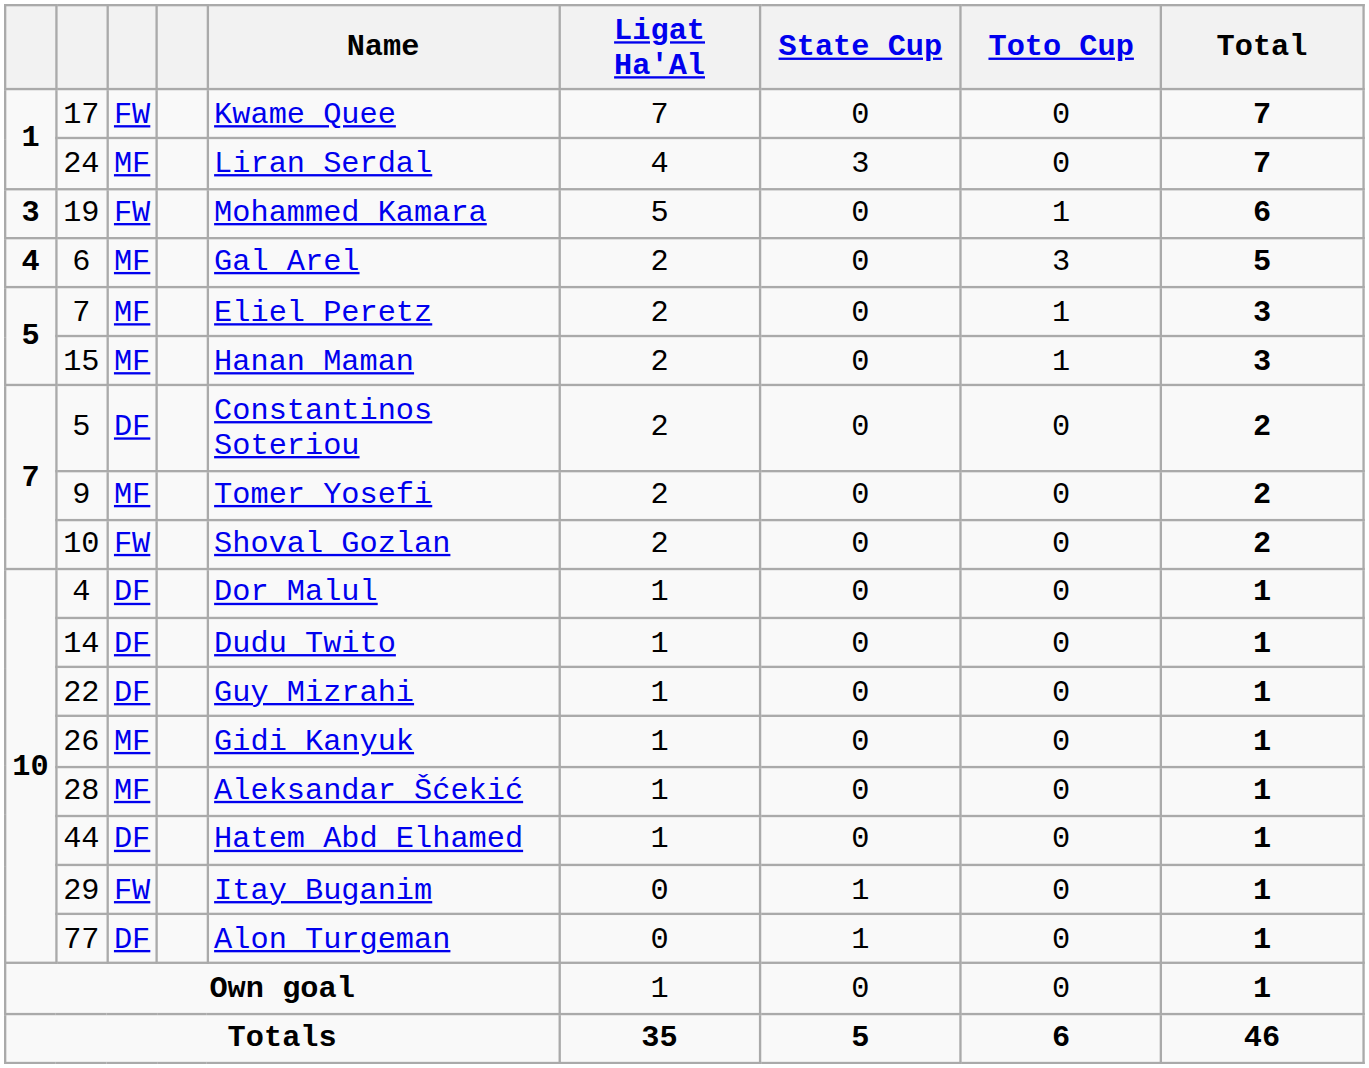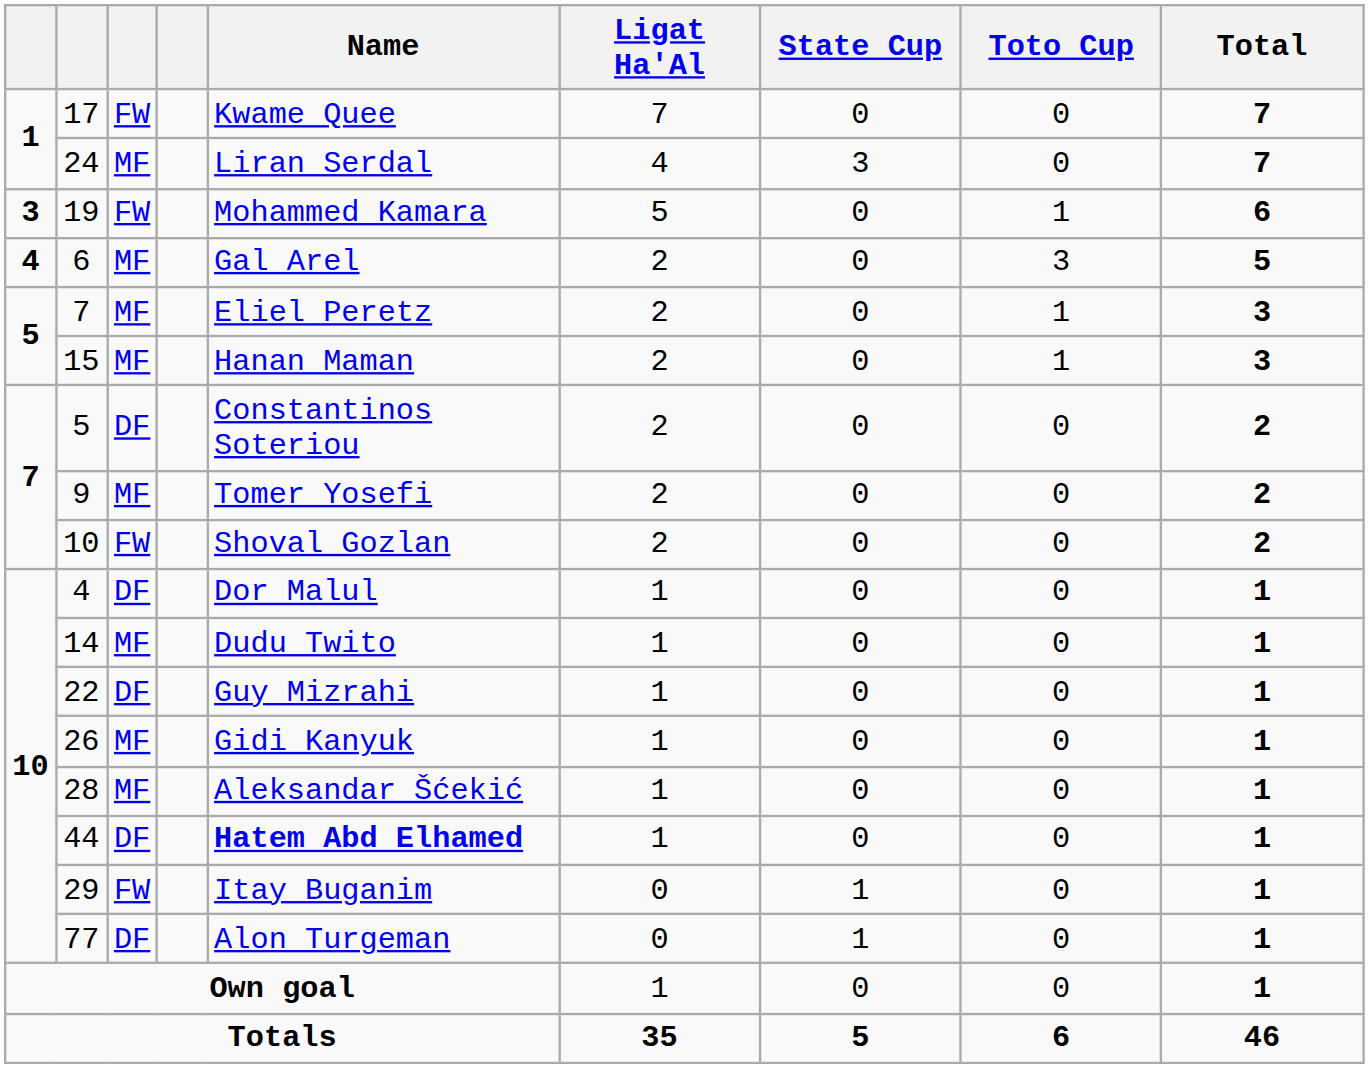(132, 643) DF -> (132, 643) MF
(369, 840) normal -> (369, 840) bold
